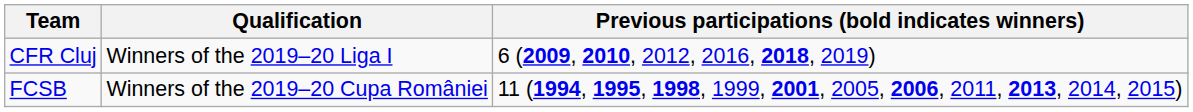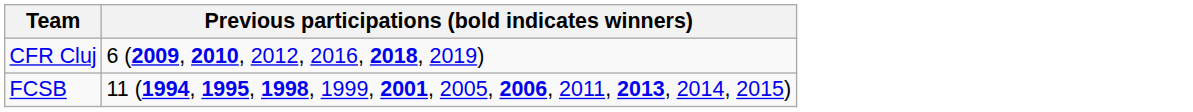- column: (297, 21)
